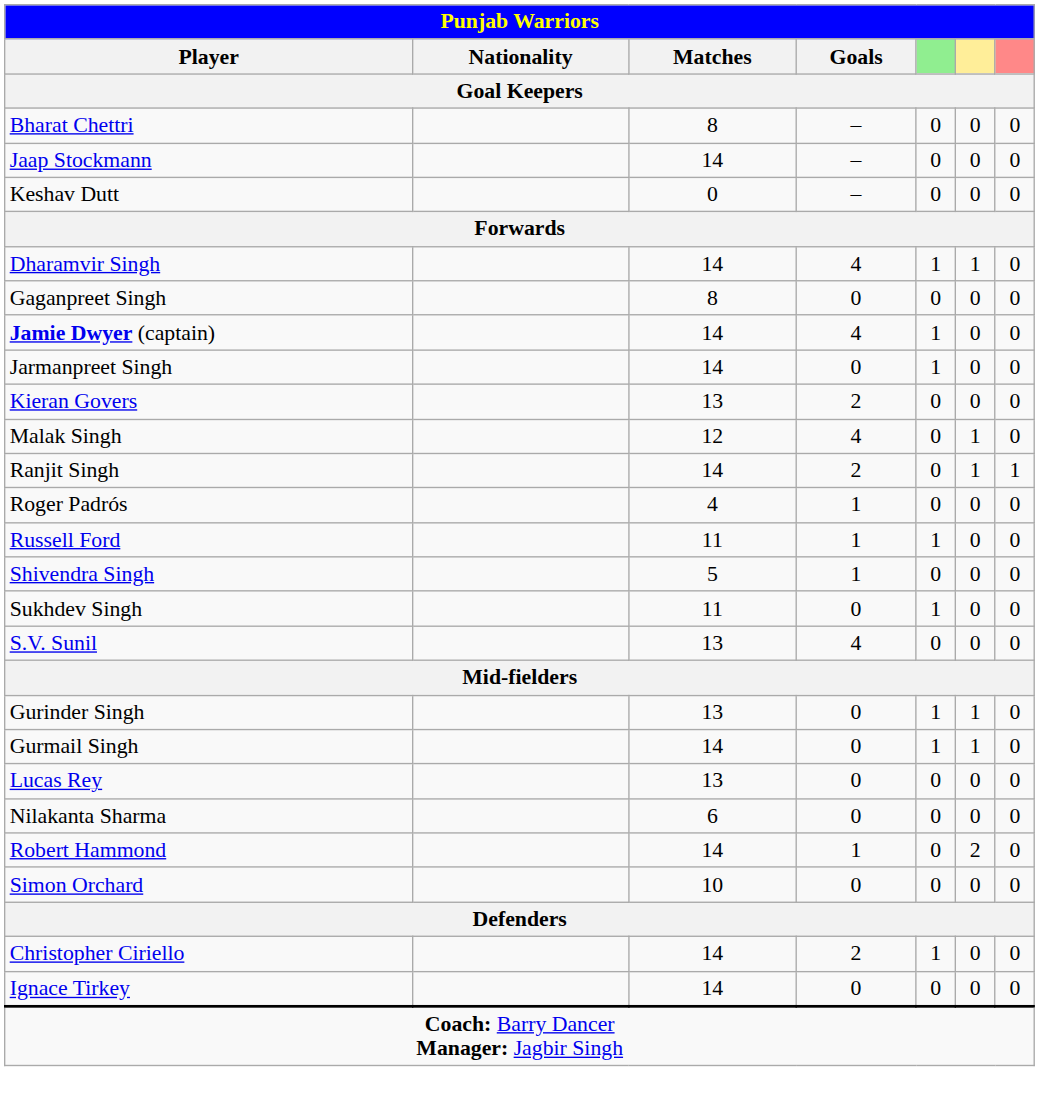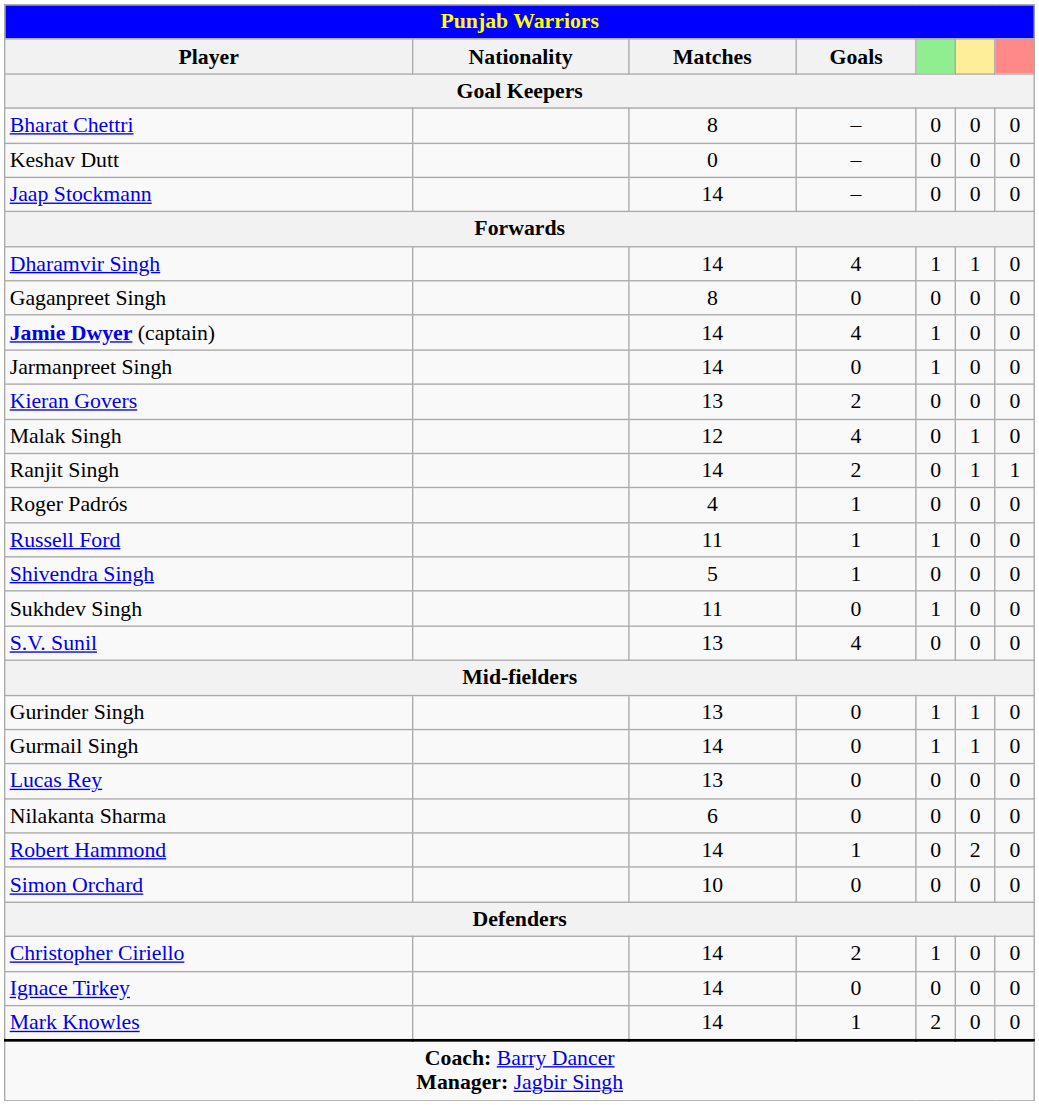rows swapped: (64, 194) <-> (81, 159)
+ row: (75, 1022)
